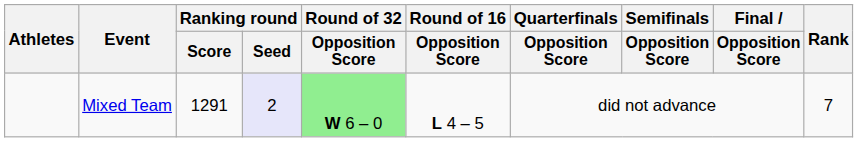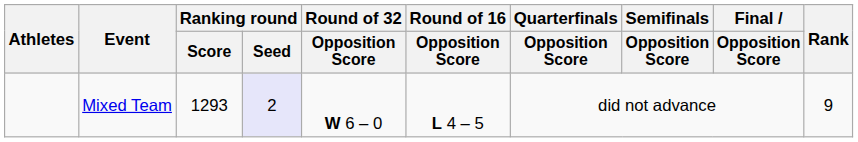(209, 105) 1291 -> (209, 105) 1293
(354, 124) lightgreen background -> (354, 124) no background
(828, 105) 7 -> (828, 105) 9
